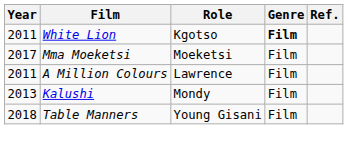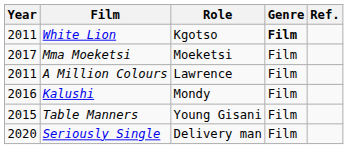(22, 94) 2013 -> (22, 94) 2016
(22, 114) 2018 -> (22, 114) 2015
+ row: (101, 134)
